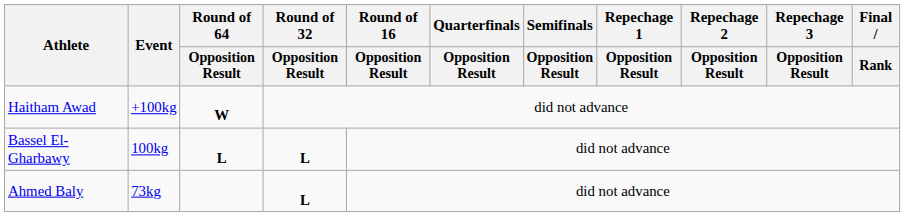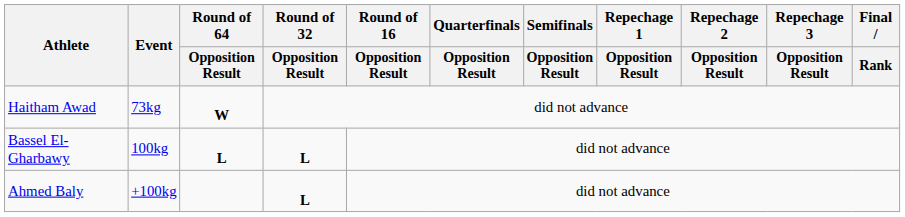(154, 107) +100kg -> (146, 107) 73kg
(146, 191) 73kg -> (154, 191) +100kg
